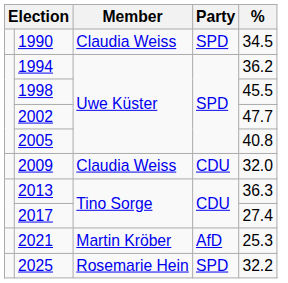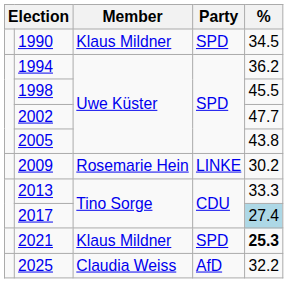(126, 41) Claudia Weiss -> (124, 41) Klaus Mildner
(258, 141) 40.8 -> (264, 141) 43.8
(126, 166) Claudia Weiss -> (133, 166) Rosemarie Hein
(213, 166) CDU -> (219, 166) LINKE
(258, 166) 32.0 -> (264, 166) 30.2
(258, 191) 36.3 -> (264, 191) 33.3
(258, 215) no background -> (264, 215) lightblue background
(124, 240) Martin Kröber -> (124, 240) Klaus Mildner
(209, 240) AfD -> (212, 240) SPD
(258, 240) normal -> (264, 240) bold
(133, 265) Rosemarie Hein -> (126, 265) Claudia Weiss
(212, 265) SPD -> (209, 265) AfD
